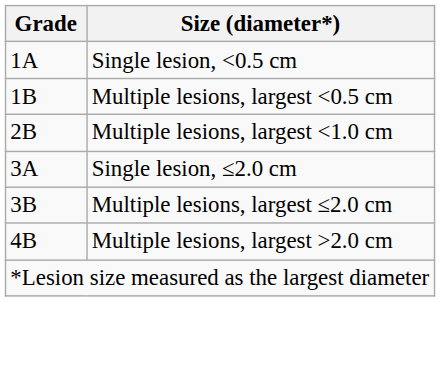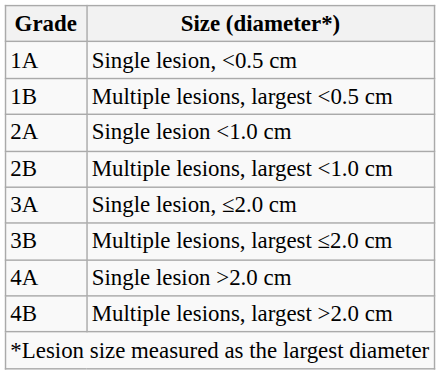+ row: (192, 132)
+ row: (192, 277)
